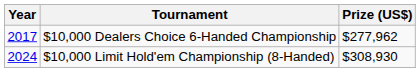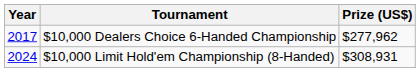(370, 57) $308,930 -> (370, 57) $308,931
